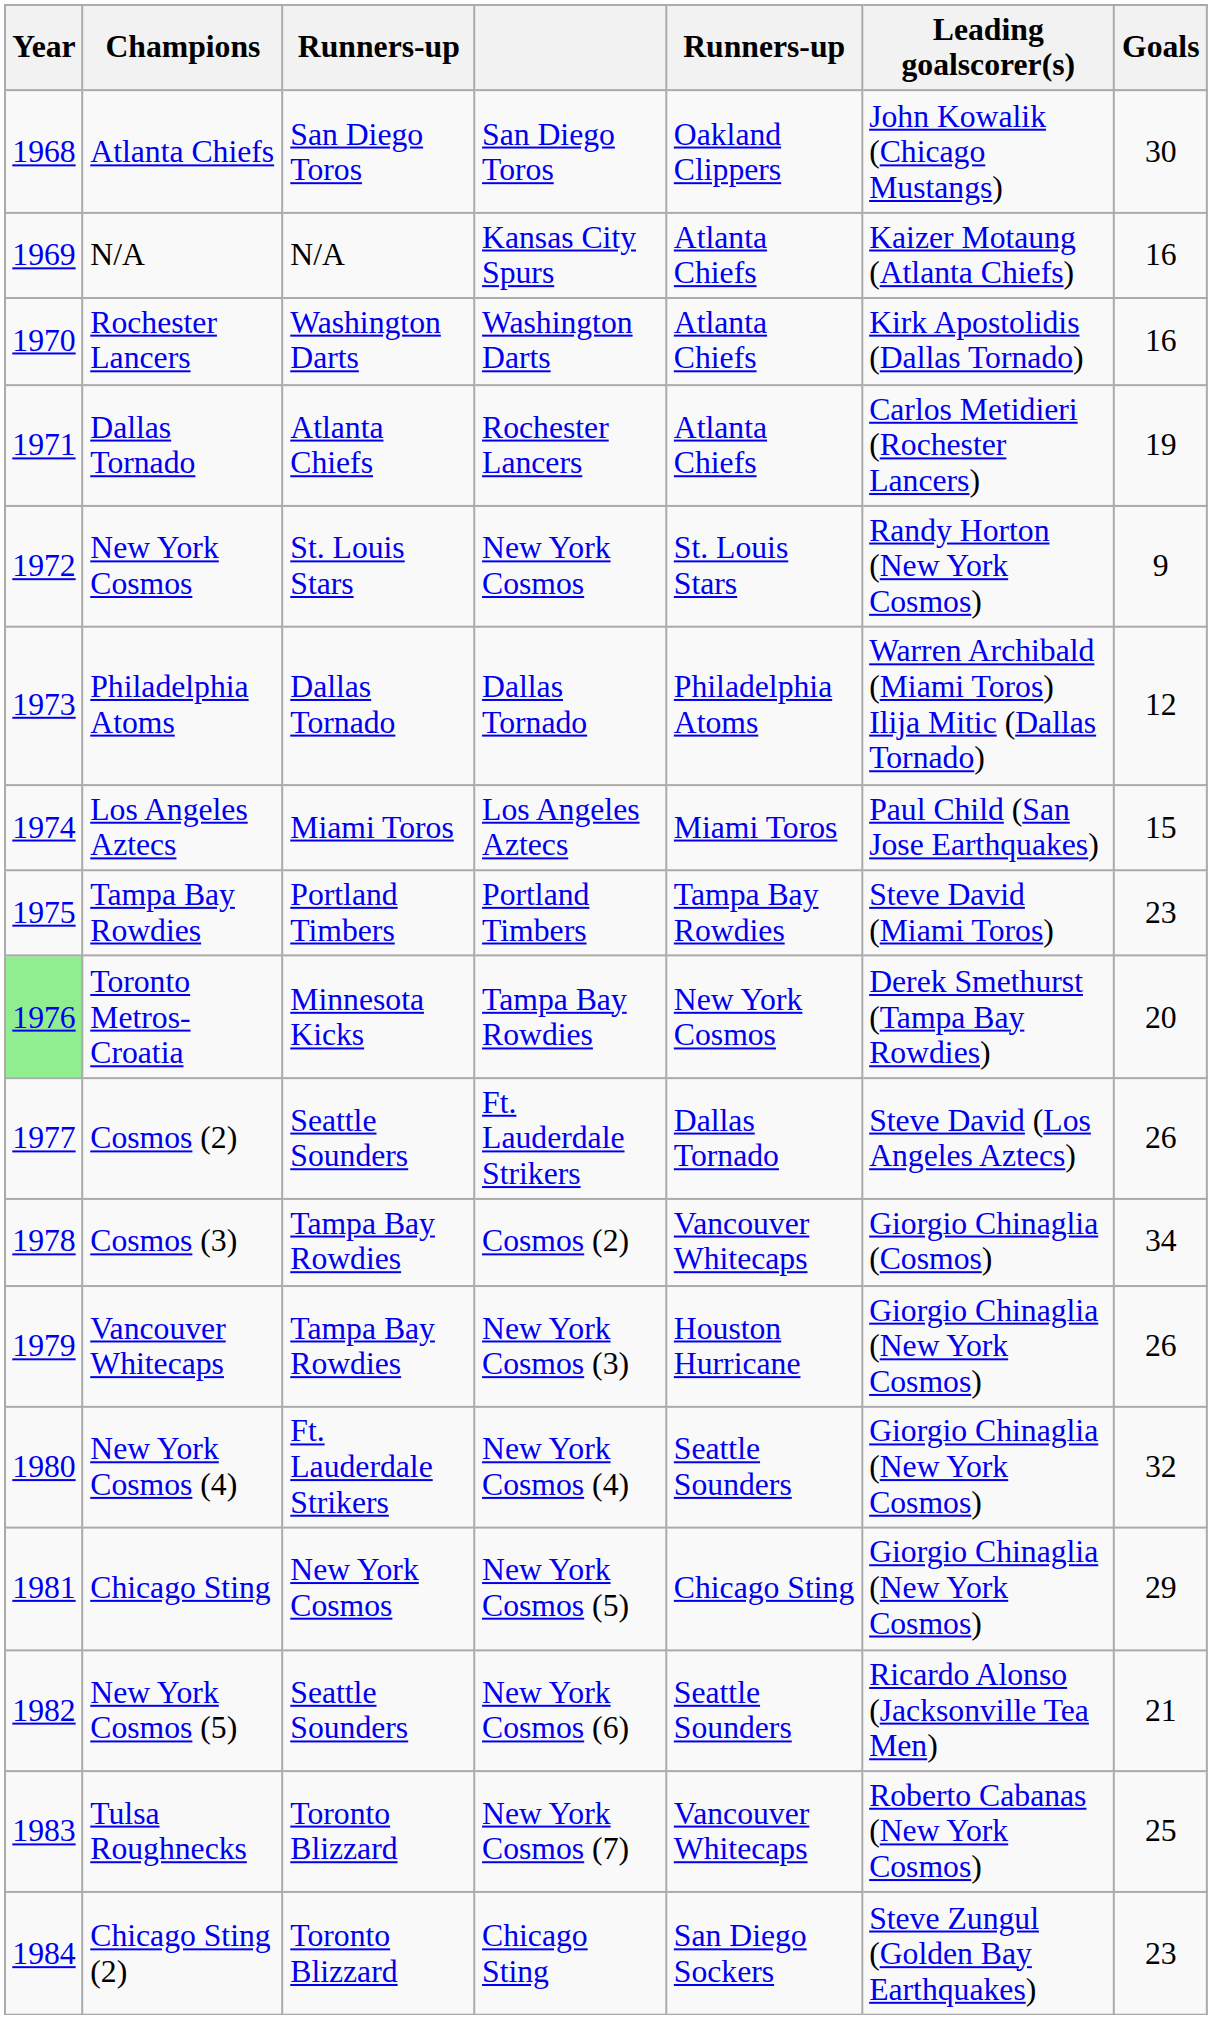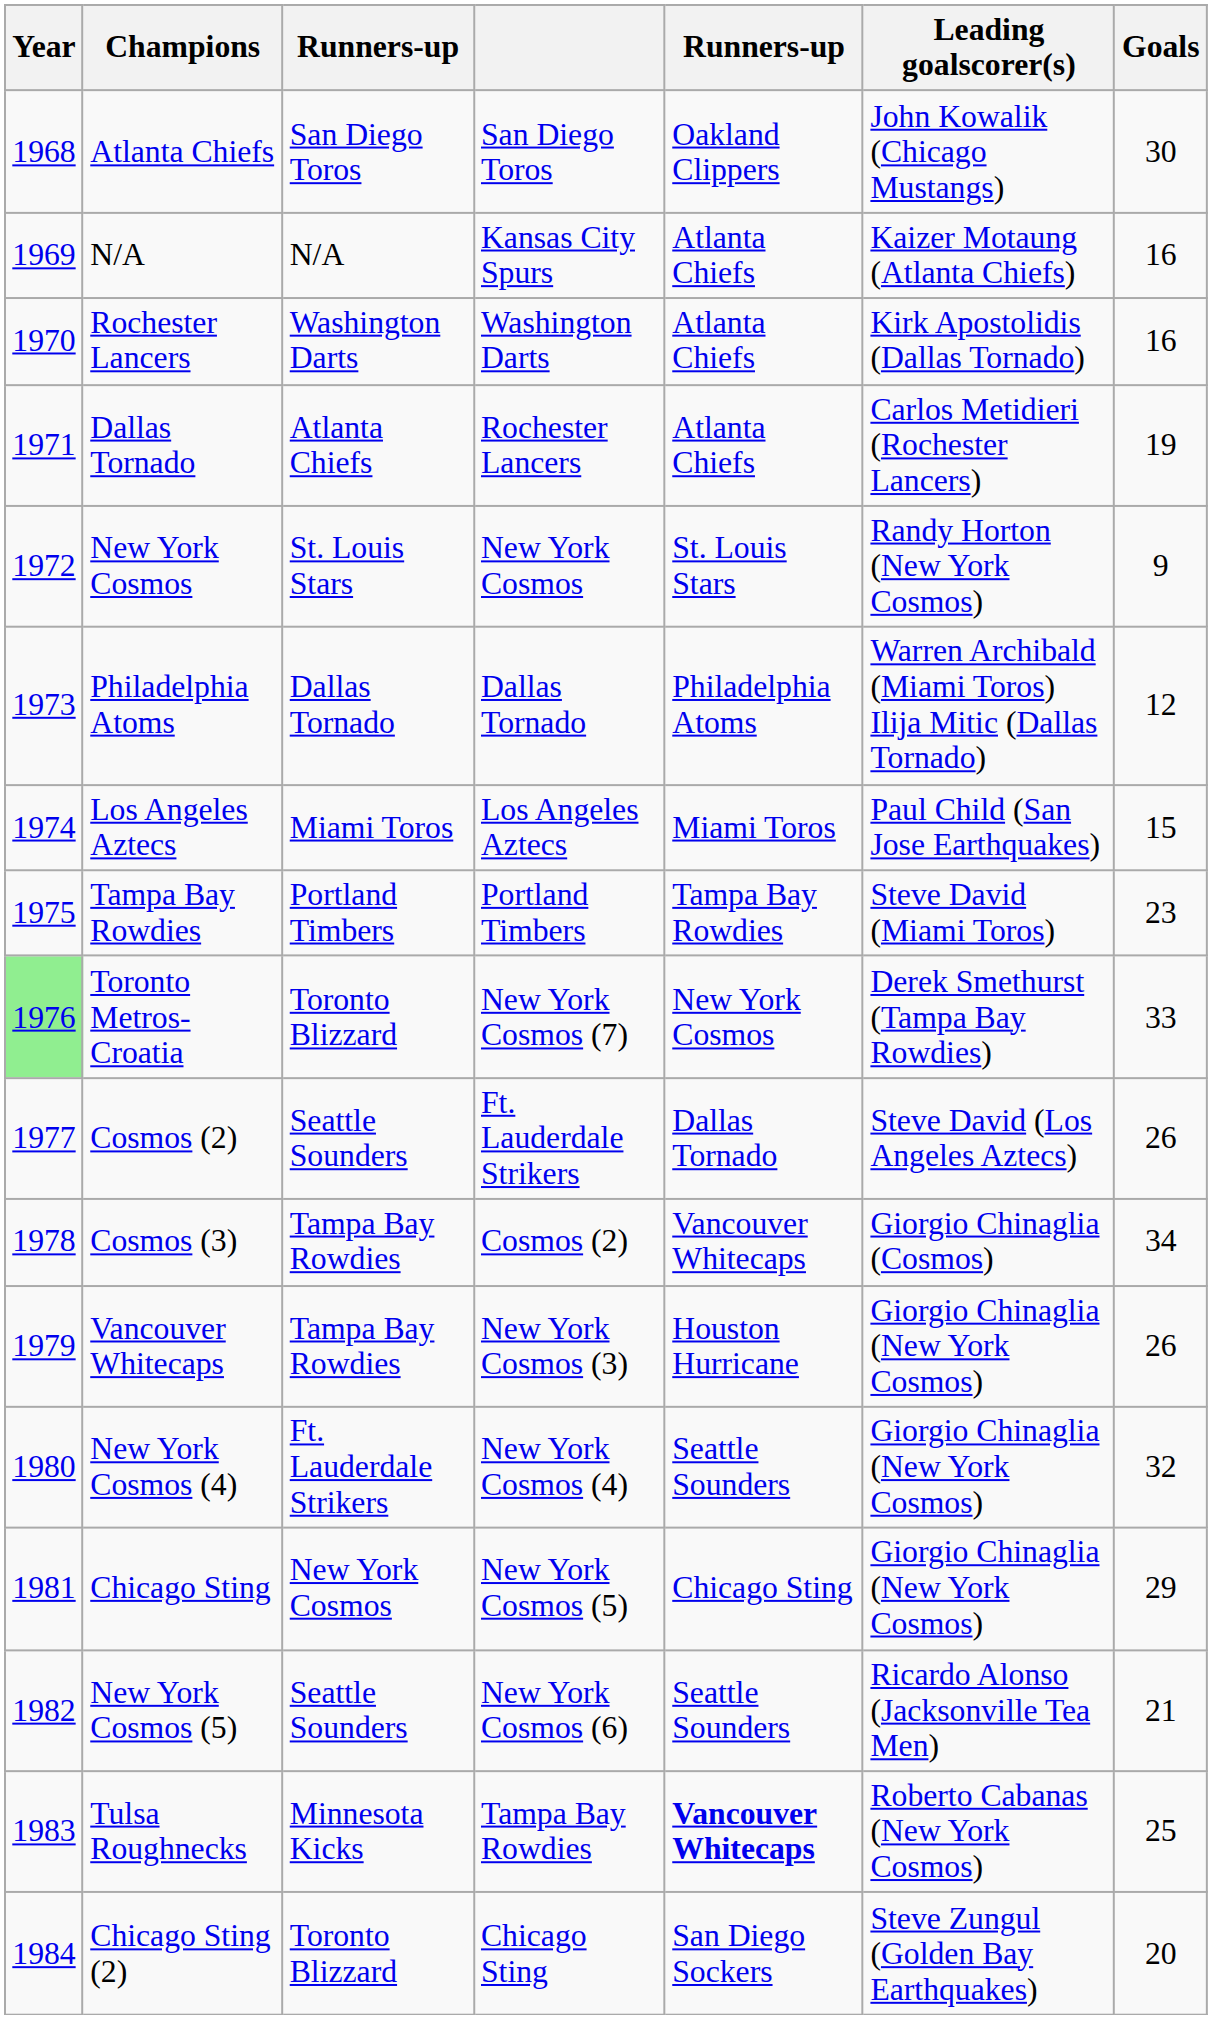(357, 1016) Minnesota Kicks -> (343, 1016) Toronto Blizzard
(554, 1016) Tampa Bay Rowdies -> (554, 1016) New York Cosmos (7)
(1161, 1016) 20 -> (1161, 1016) 33
(344, 1831) Toronto Blizzard -> (357, 1831) Minnesota Kicks
(556, 1831) New York Cosmos (7) -> (553, 1831) Tampa Bay Rowdies
(742, 1831) normal -> (745, 1831) bold
(1161, 1952) 23 -> (1161, 1952) 20
